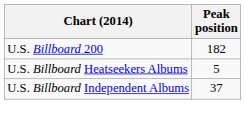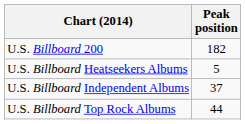+ row: (91, 108)
